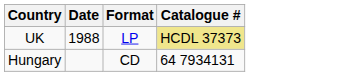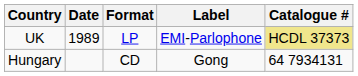+ column: (211, 15)
(84, 37) 1988 -> (84, 37) 1989
